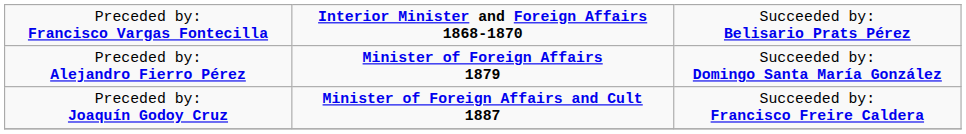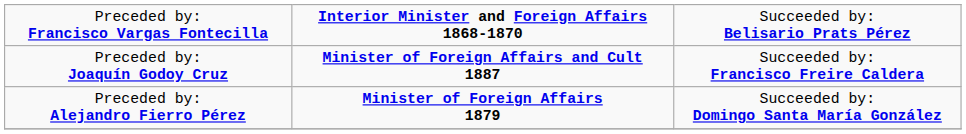rows swapped: (148, 66) <-> (148, 108)
